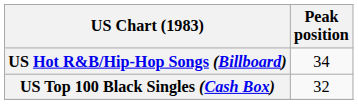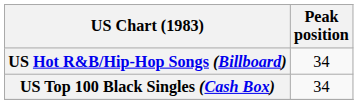(321, 86) 32 -> (321, 86) 34
